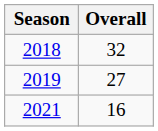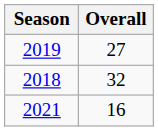rows swapped: (42, 49) <-> (42, 79)
